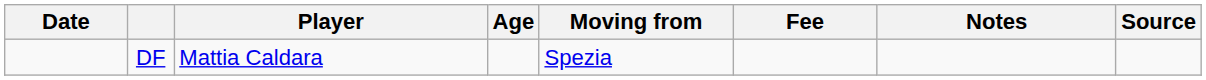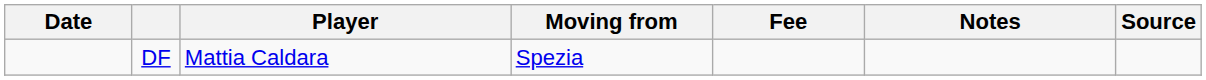- column: (513, 22)
